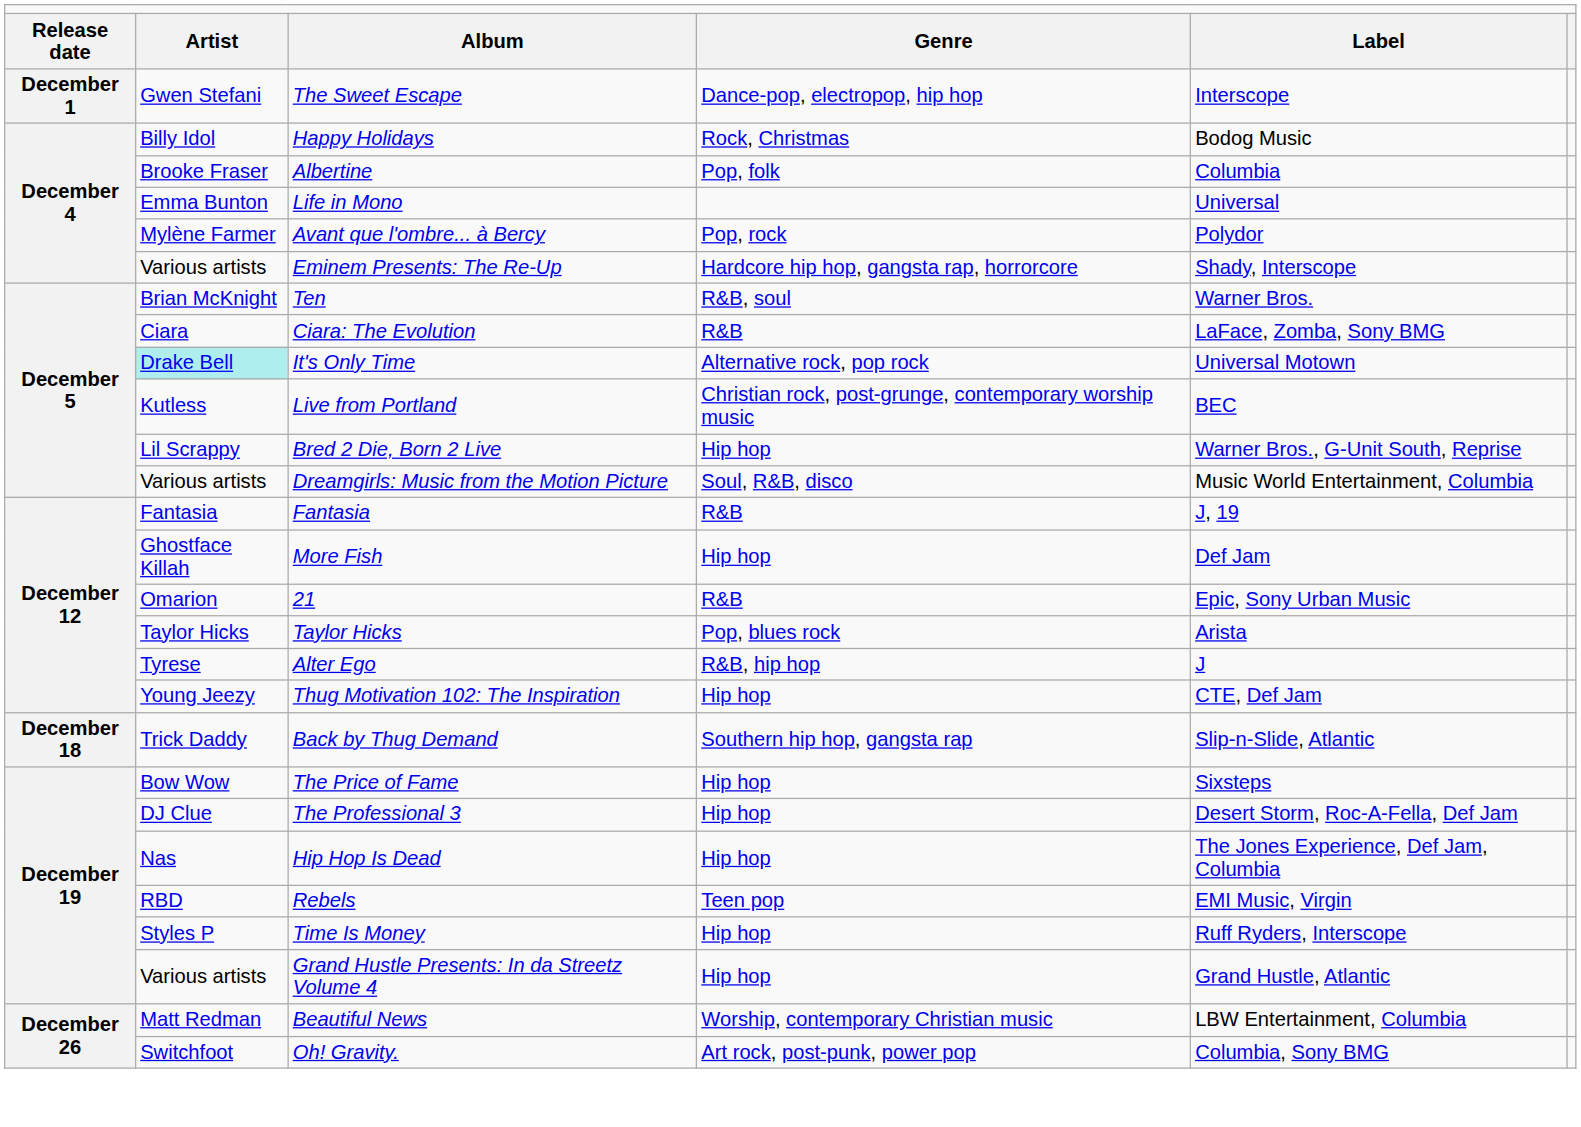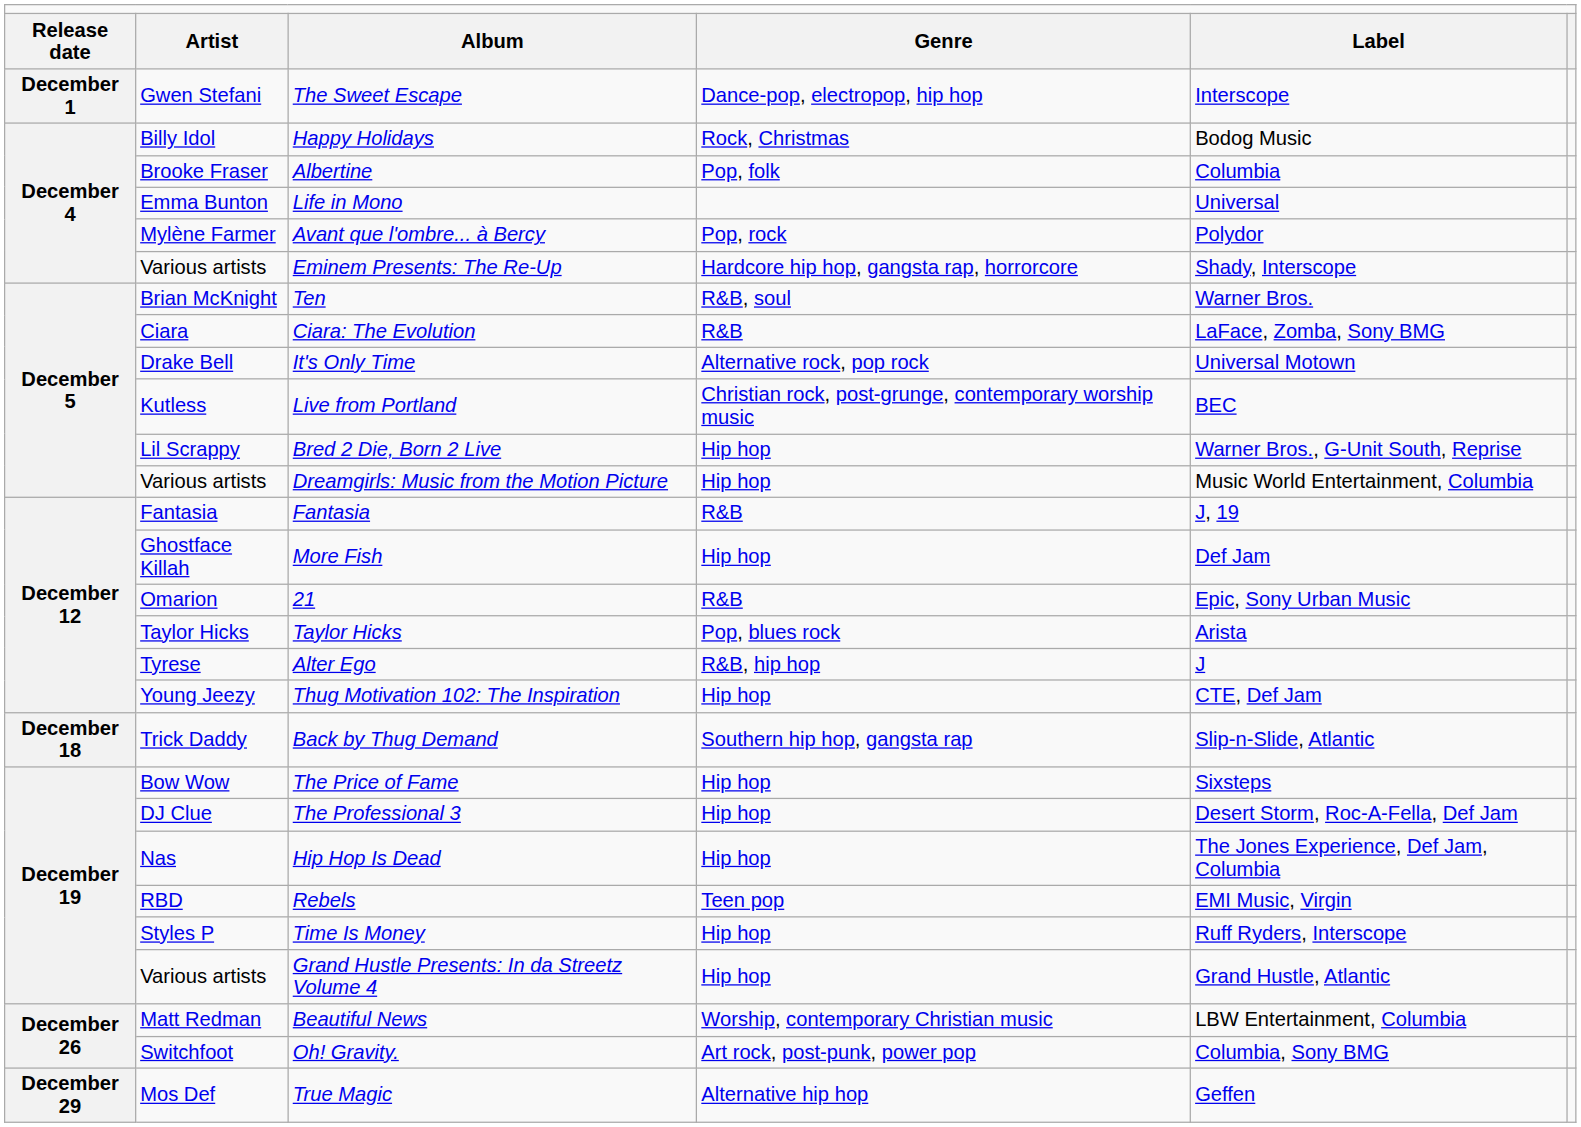(187, 362) paleturquoise background -> (187, 362) no background
(777, 481) Soul, R&B, disco -> (736, 481) Hip hop
+ row: (342, 1095)
